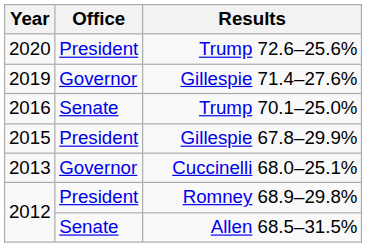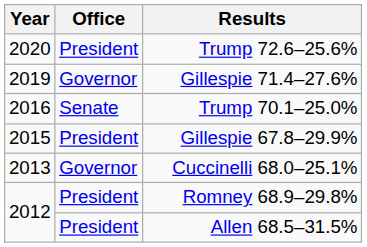(89, 227) Senate -> (99, 227) President
